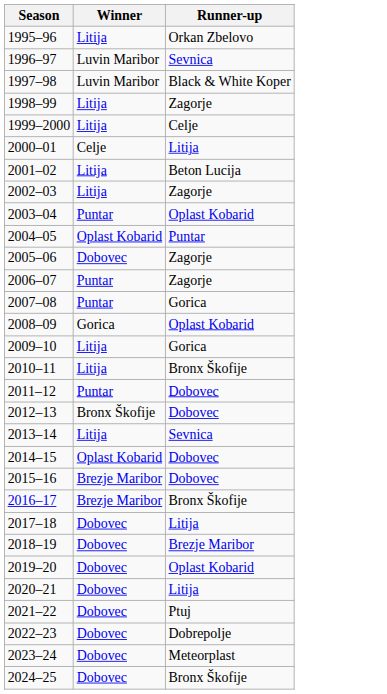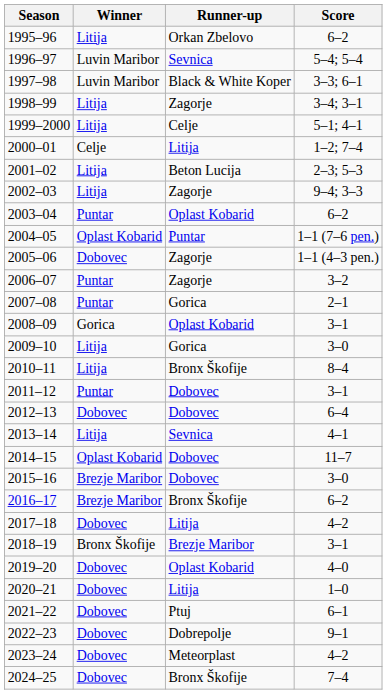+ column: (338, 15)
(116, 412) Bronx Škofije -> (102, 412) Dobovec
(102, 545) Dobovec -> (116, 545) Bronx Škofije
